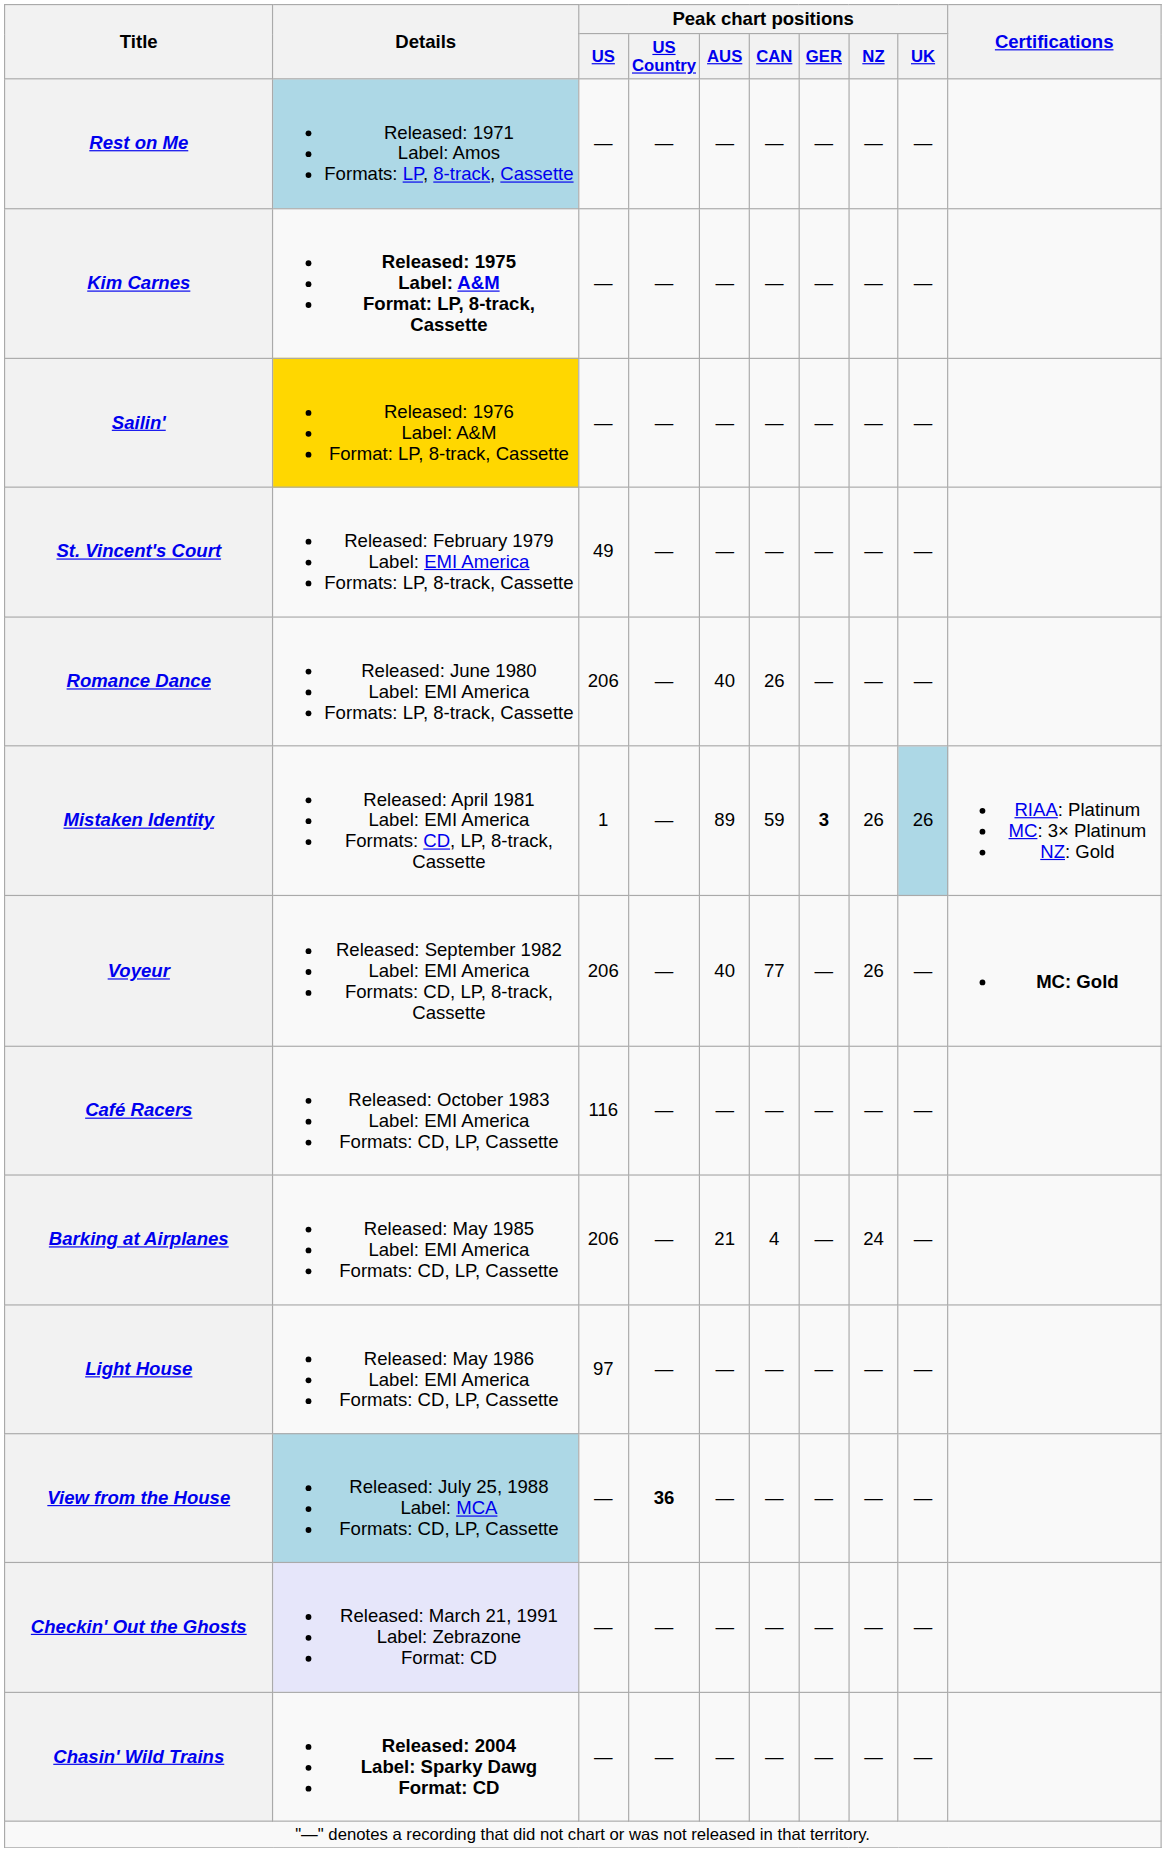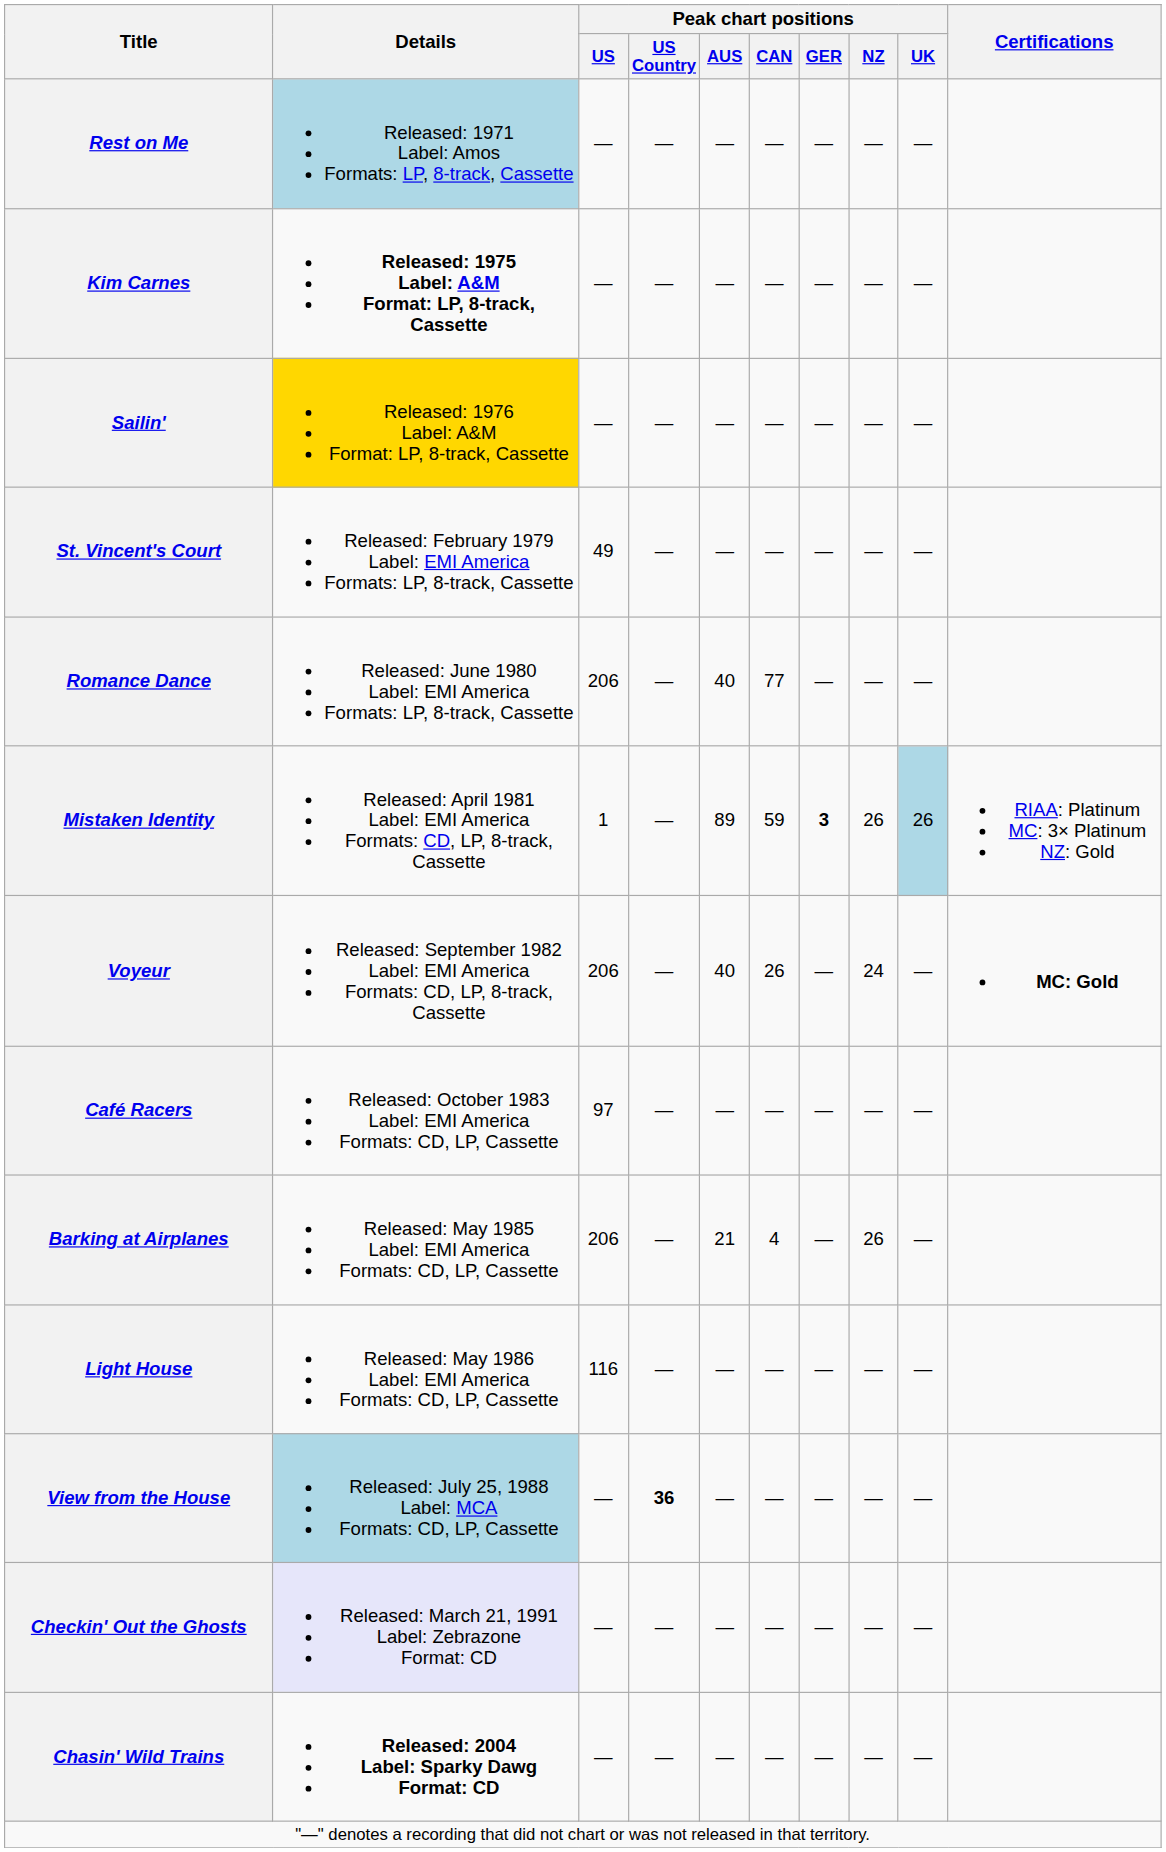(774, 681) 26 -> (774, 681) 77
(774, 970) 77 -> (774, 970) 26
(873, 970) 26 -> (873, 970) 24
(603, 1110) 116 -> (603, 1110) 97
(873, 1239) 24 -> (873, 1239) 26
(603, 1368) 97 -> (603, 1368) 116
